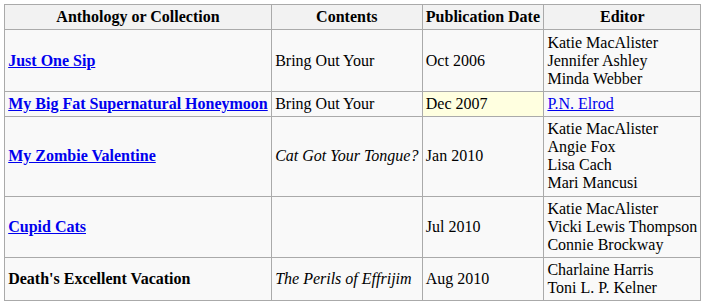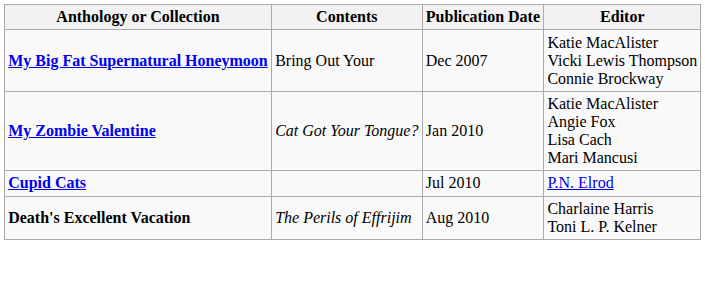- row: (52, 60)
(457, 103) lightyellow background -> (457, 60) no background
(581, 103) P.N. Elrod -> (622, 60) Katie MacAlister Vicki Lewis Thompson Connie Brockway
(622, 226) Katie MacAlister Vicki Lewis Thompson Connie Brockway -> (581, 183) P.N. Elrod
